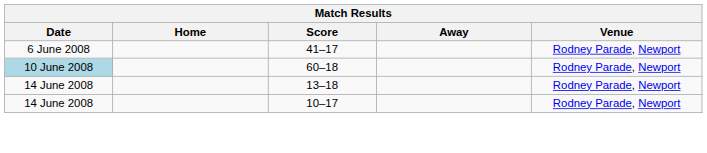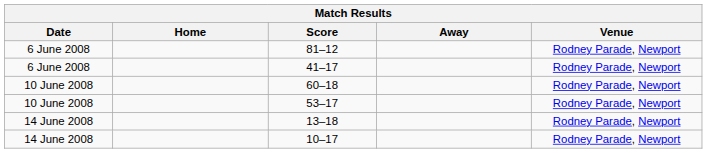+ row: (322, 50)
(59, 68) lightblue background -> (59, 86) no background
+ row: (322, 104)
